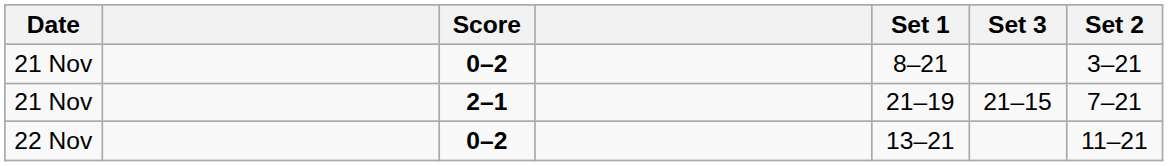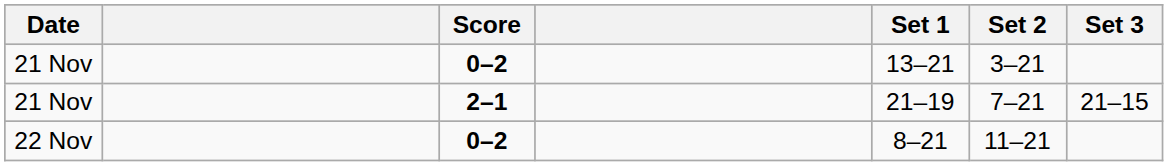columns swapped: (1114, 25) <-> (1017, 25)
(920, 64) 8–21 -> (920, 64) 13–21
(920, 141) 13–21 -> (920, 141) 8–21
